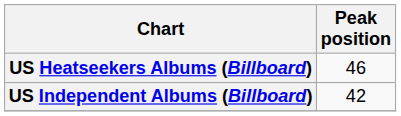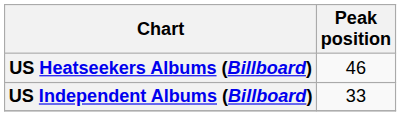(356, 96) 42 -> (356, 96) 33
